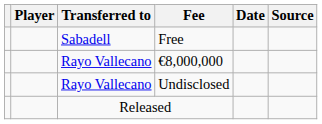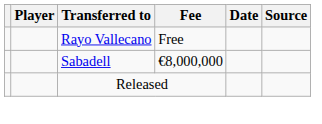(86, 38) Sabadell -> (106, 38) Rayo Vallecano
(106, 61) Rayo Vallecano -> (86, 61) Sabadell
- row: (194, 84)
